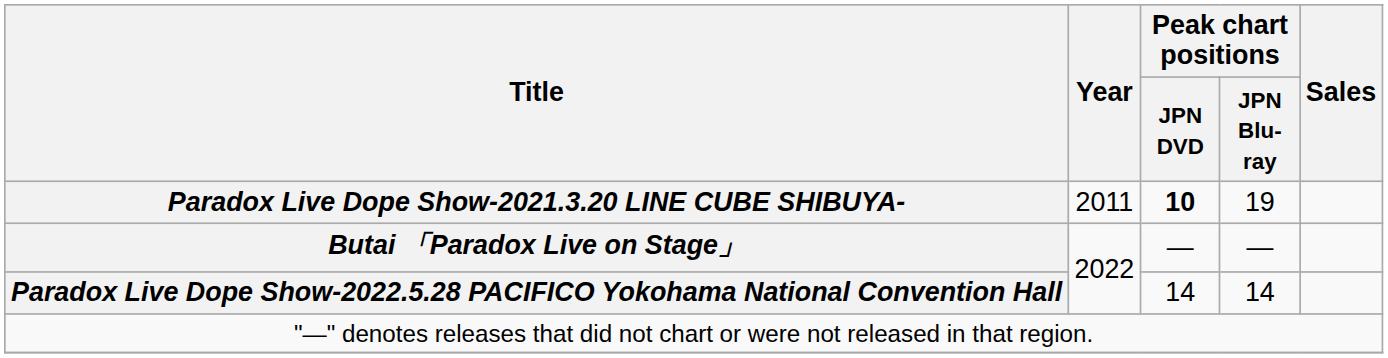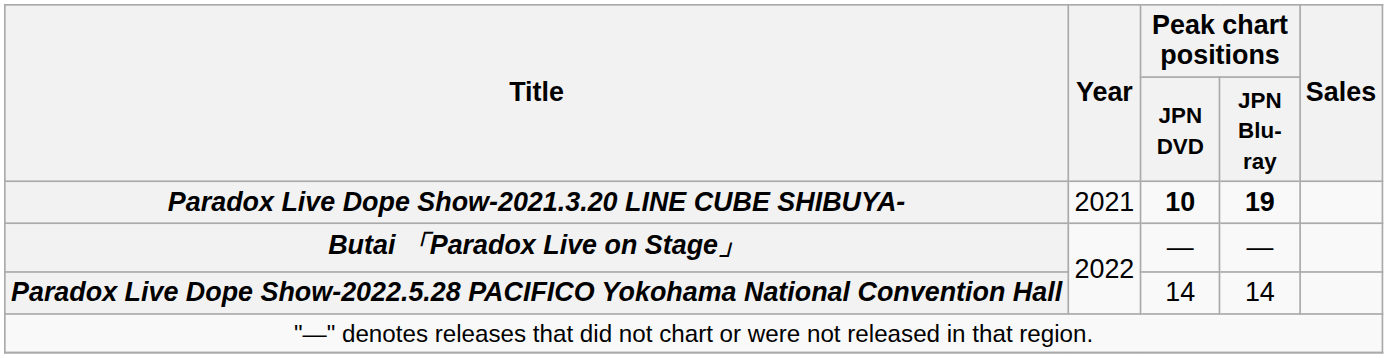(1104, 201) 2011 -> (1104, 201) 2021
(1260, 201) normal -> (1260, 201) bold
